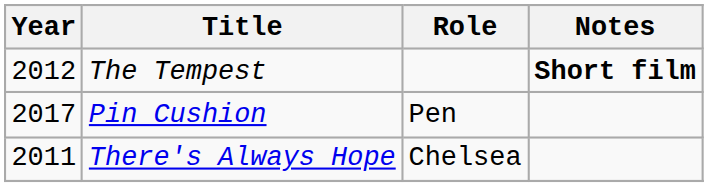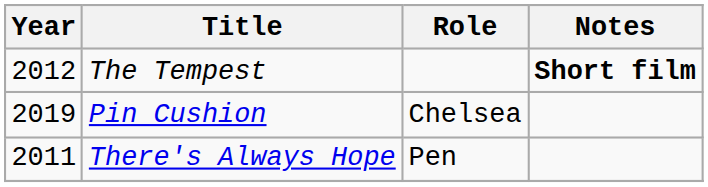(44, 115) 2017 -> (44, 115) 2019
(433, 115) Pen -> (465, 115) Chelsea
(465, 159) Chelsea -> (433, 159) Pen
